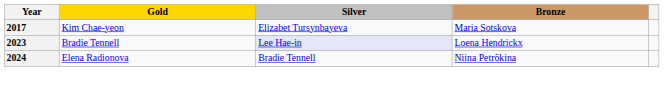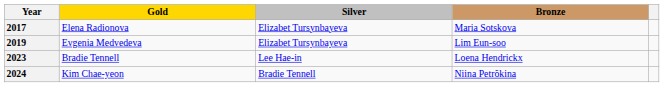(93, 27) Kim Chae-yeon -> (95, 27) Elena Radionova
+ row: (16, 43)
(280, 43) lavender background -> (280, 58) no background
(95, 58) Elena Radionova -> (93, 74) Kim Chae-yeon
